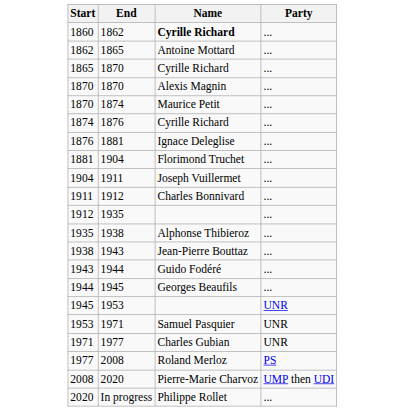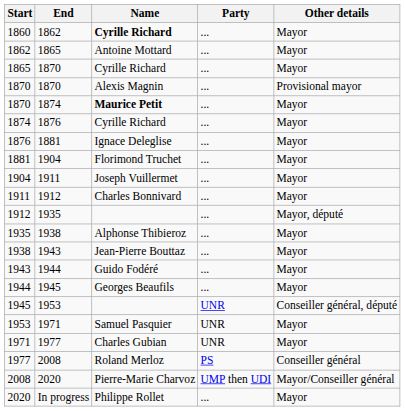+ column: (337, 13)
(189, 104) normal -> (128, 104) bold
